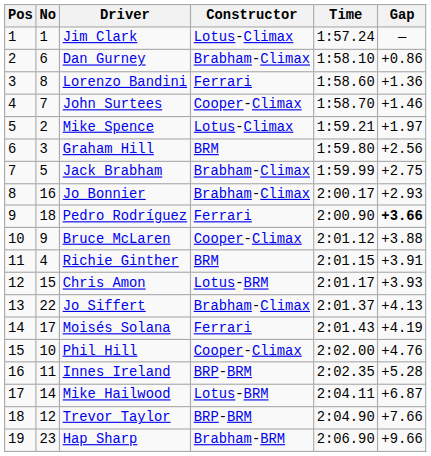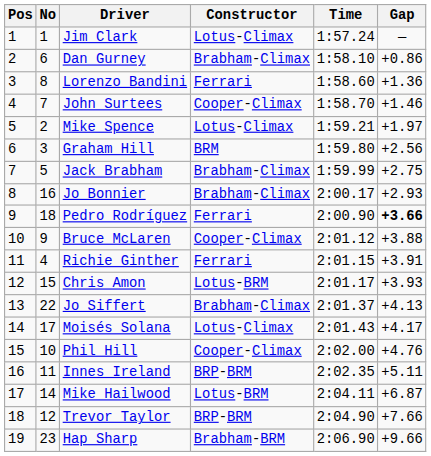(206, 262) BRM -> (223, 262) Ferrari
(223, 329) Ferrari -> (244, 329) Lotus-Climax
(402, 329) +4.19 -> (402, 329) +4.17
(402, 373) +5.28 -> (402, 373) +5.11
